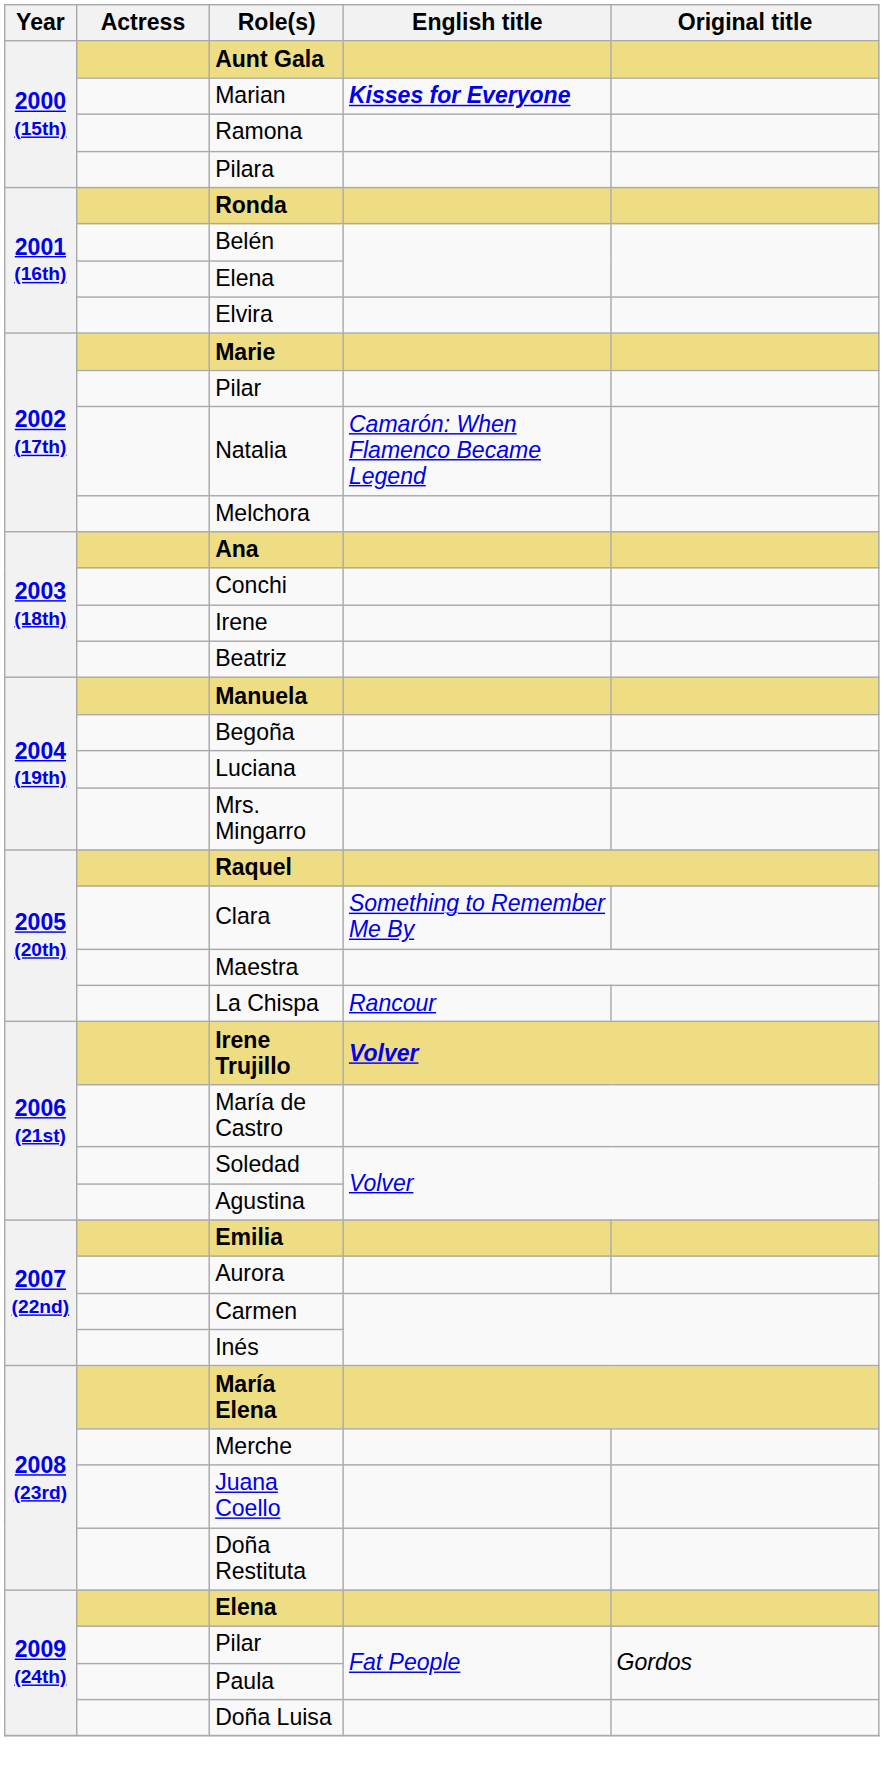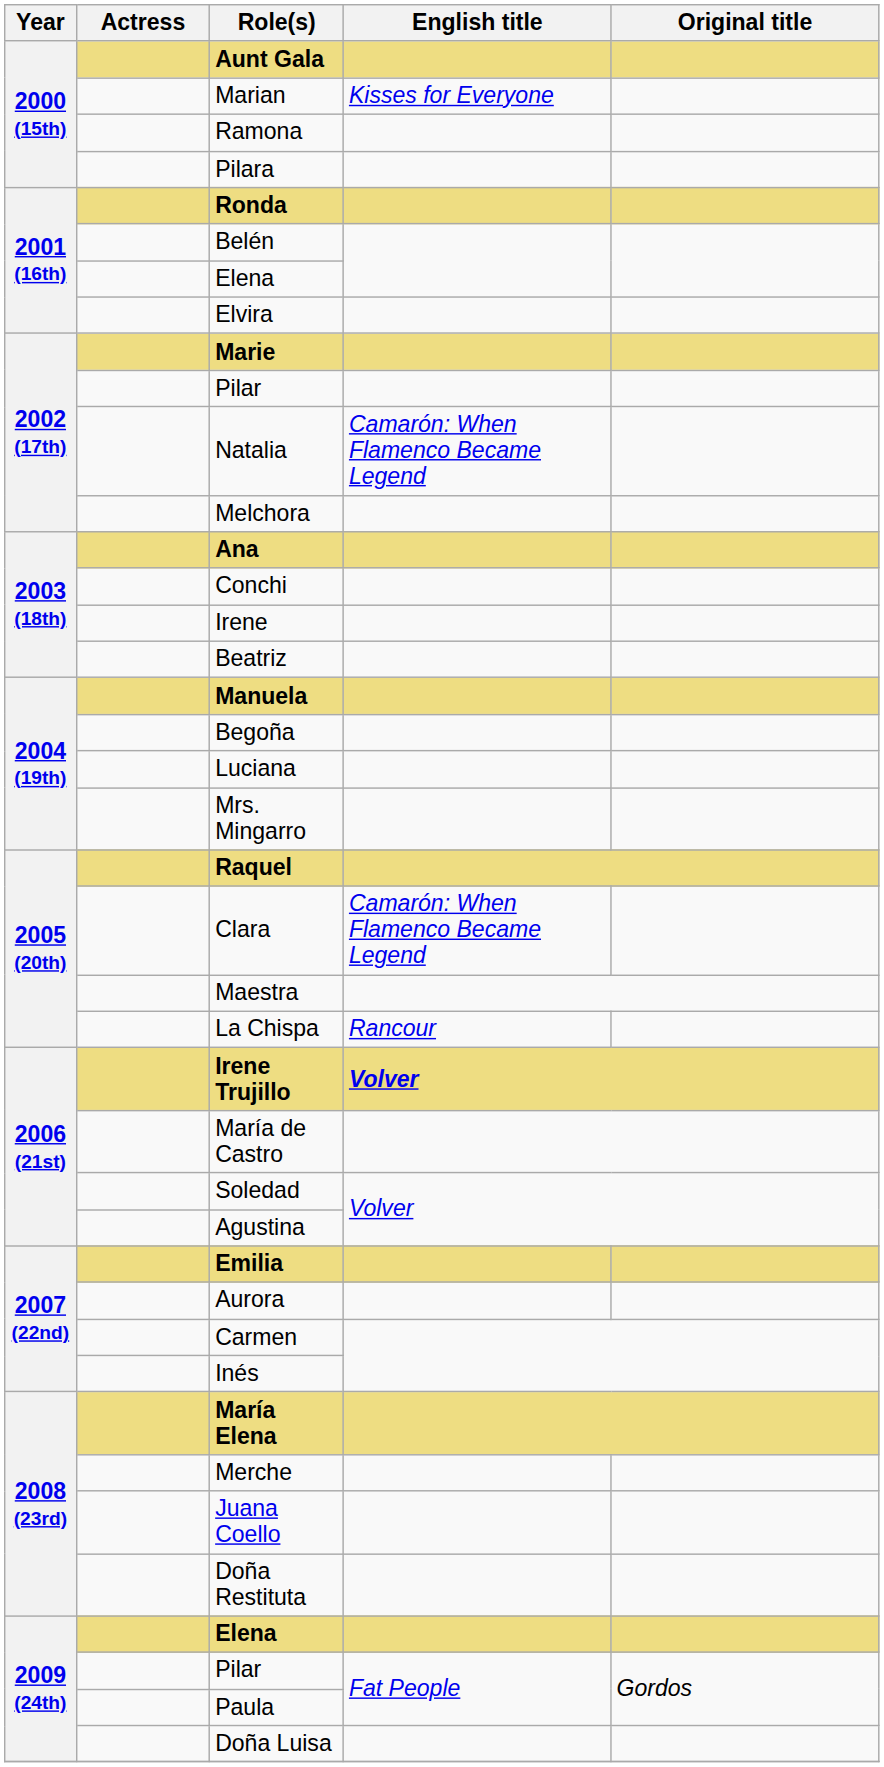(460, 95) bold -> (451, 95) normal
(477, 917) Something to Remember Me By -> (445, 930) Camarón: When Flamenco Became Legend
